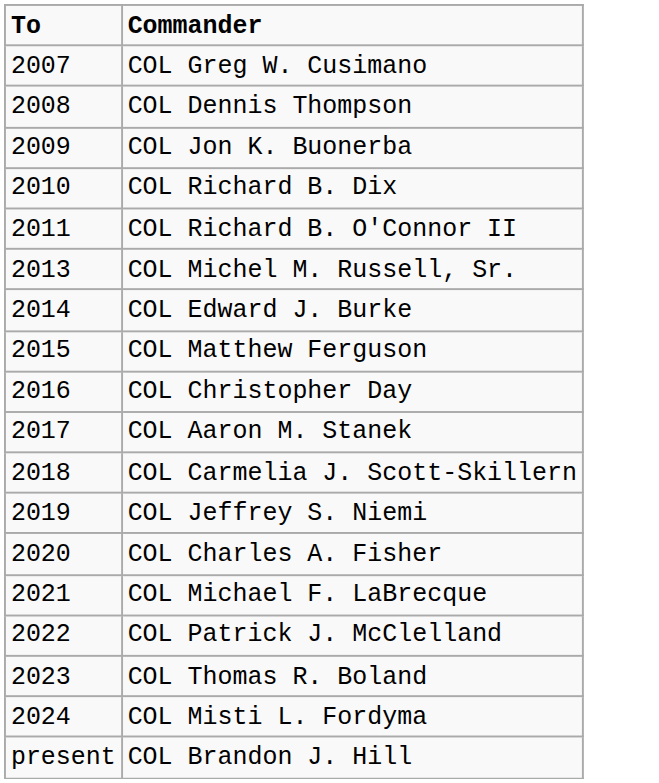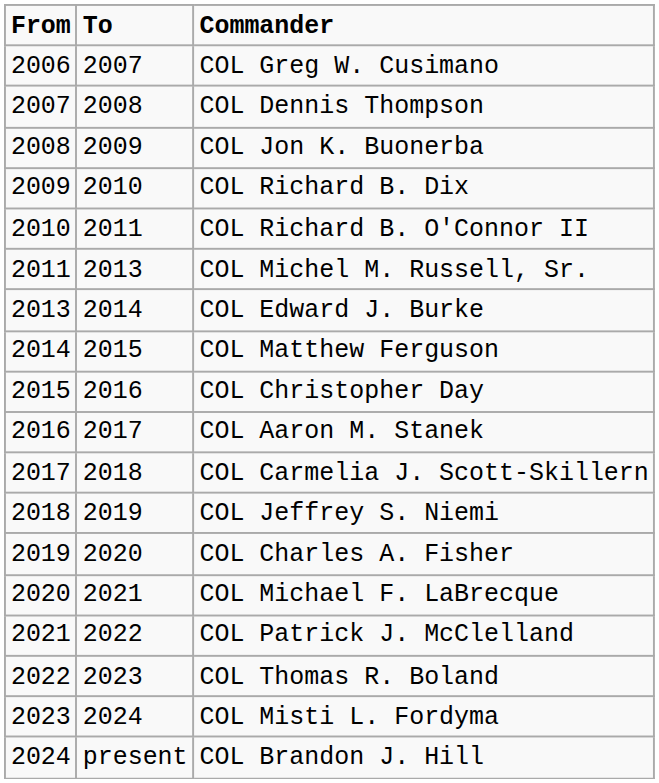+ column: (41, 25)
